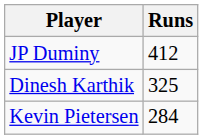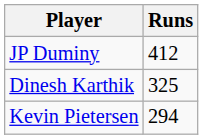(163, 117) 284 -> (163, 117) 294
